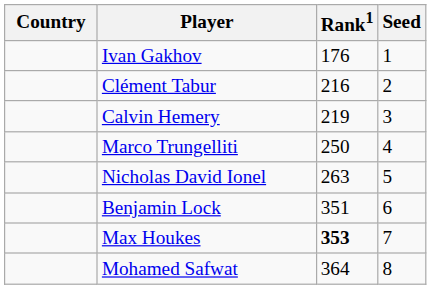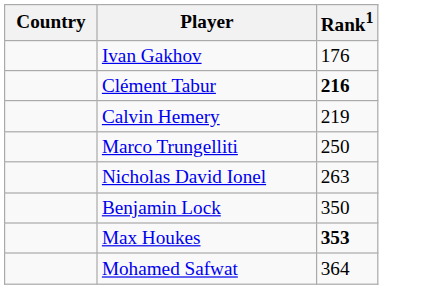- column: (402, 22)
(335, 85) normal -> (335, 85) bold
(335, 207) 351 -> (335, 207) 350
